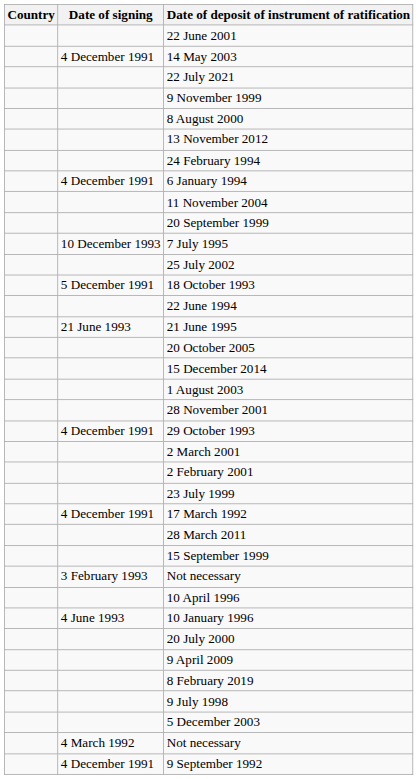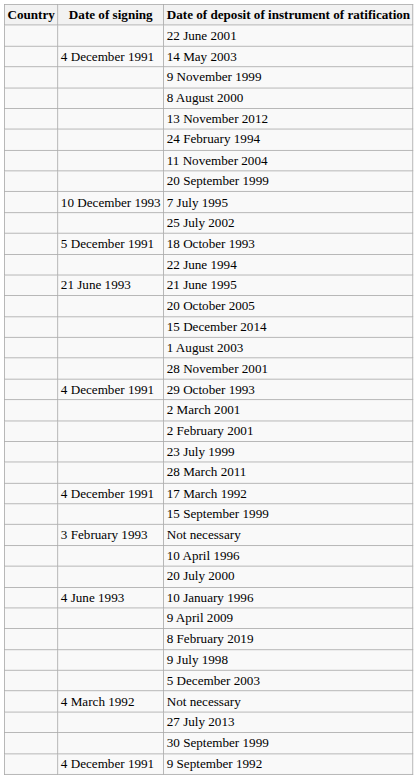- row: (111, 77)
- row: (107, 181)
rows swapped: (111, 535) <-> (107, 514)
rows swapped: (93, 618) <-> (111, 639)
+ row: (111, 722)
+ row: (111, 743)
